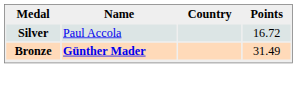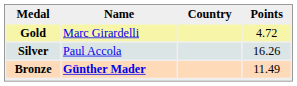+ row: (33, 32)
(267, 32) 16.72 -> (267, 51) 16.26
(267, 51) 31.49 -> (267, 69) 11.49
